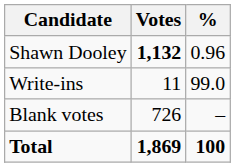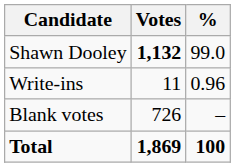(208, 51) 0.96 -> (208, 51) 99.0
(208, 83) 99.0 -> (208, 83) 0.96
